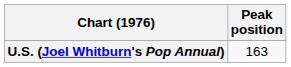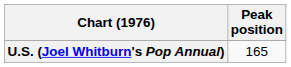(257, 51) 163 -> (257, 51) 165
